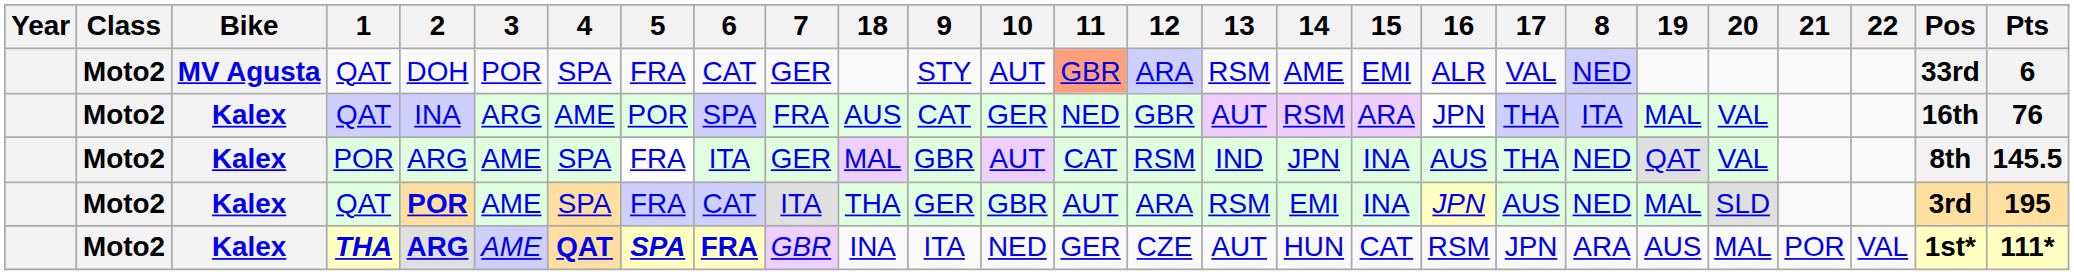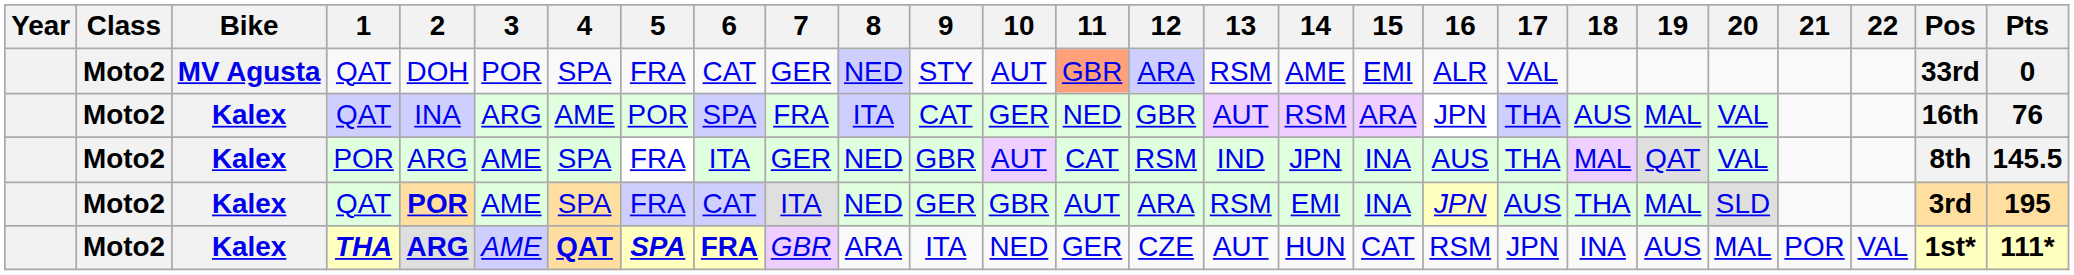columns swapped: (1602, 26) <-> (873, 26)
(2027, 70) 6 -> (2027, 70) 0
